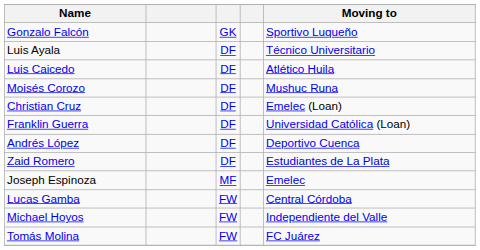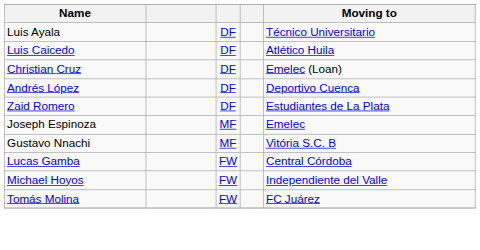- row: (48, 32)
- row: (46, 87)
- row: (48, 124)
+ row: (49, 143)
